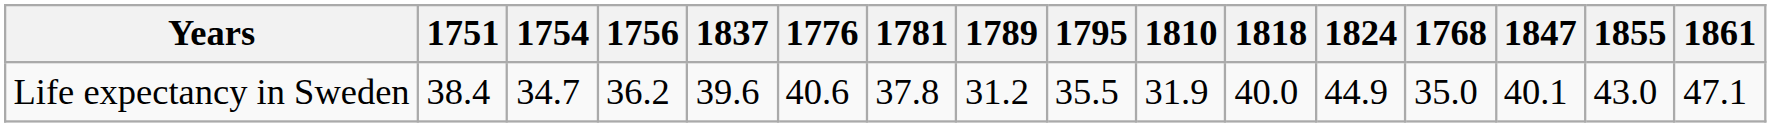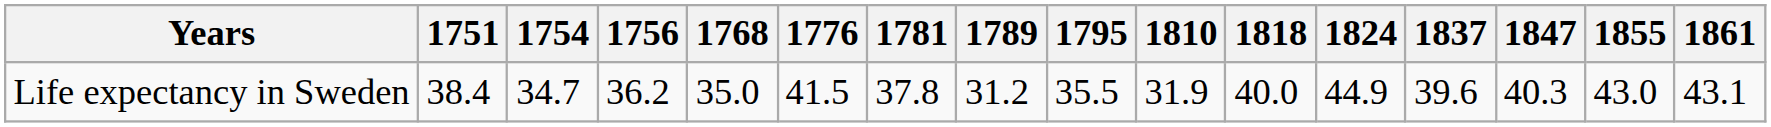columns swapped: (1450, 33) <-> (732, 33)
(817, 91) 40.6 -> (817, 91) 41.5
(1536, 91) 40.1 -> (1536, 91) 40.3
(1715, 91) 47.1 -> (1715, 91) 43.1
